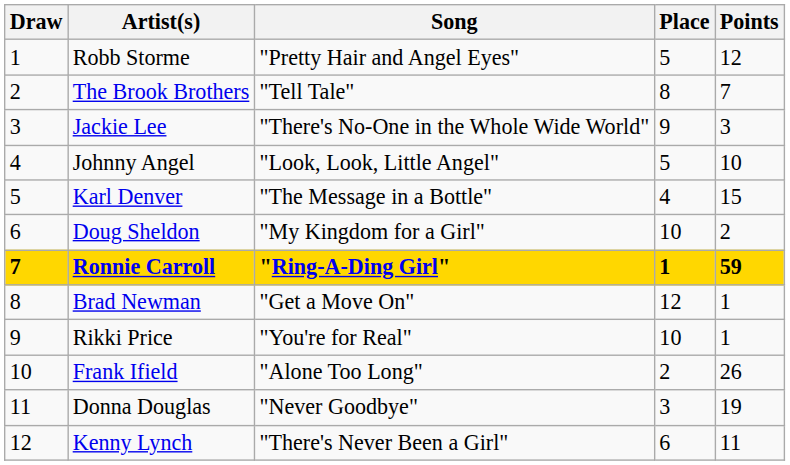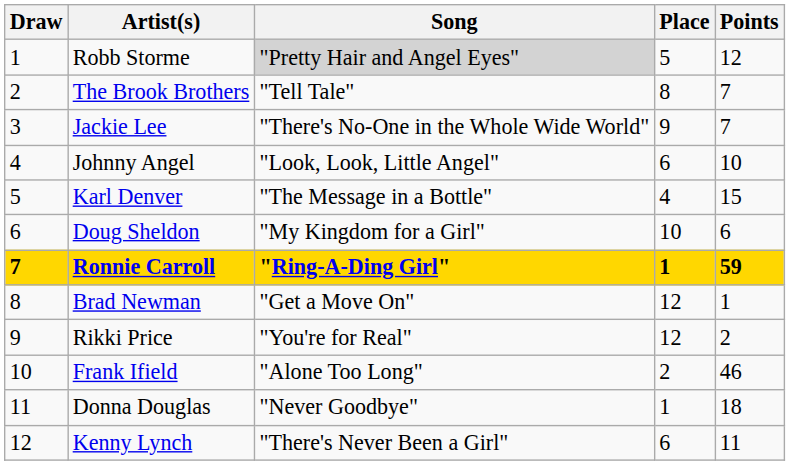(389, 57) no background -> (389, 57) lightgrey background
(725, 127) 3 -> (725, 127) 7
(665, 162) 5 -> (665, 162) 6
(725, 232) 2 -> (725, 232) 6
(670, 337) 10 -> (670, 337) 12
(725, 337) 1 -> (725, 337) 2
(731, 372) 26 -> (731, 372) 46
(665, 407) 3 -> (665, 407) 1
(731, 407) 19 -> (731, 407) 18
